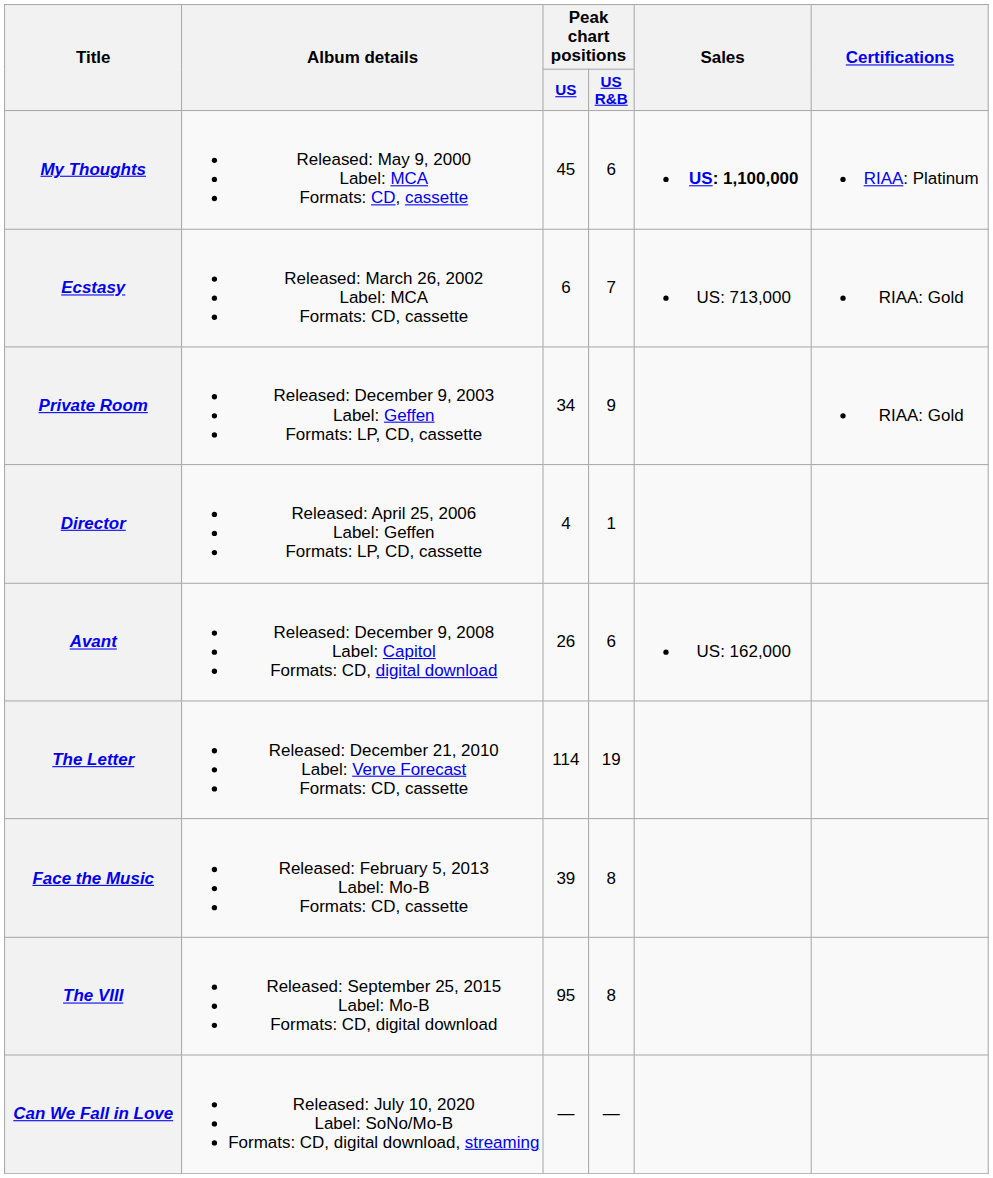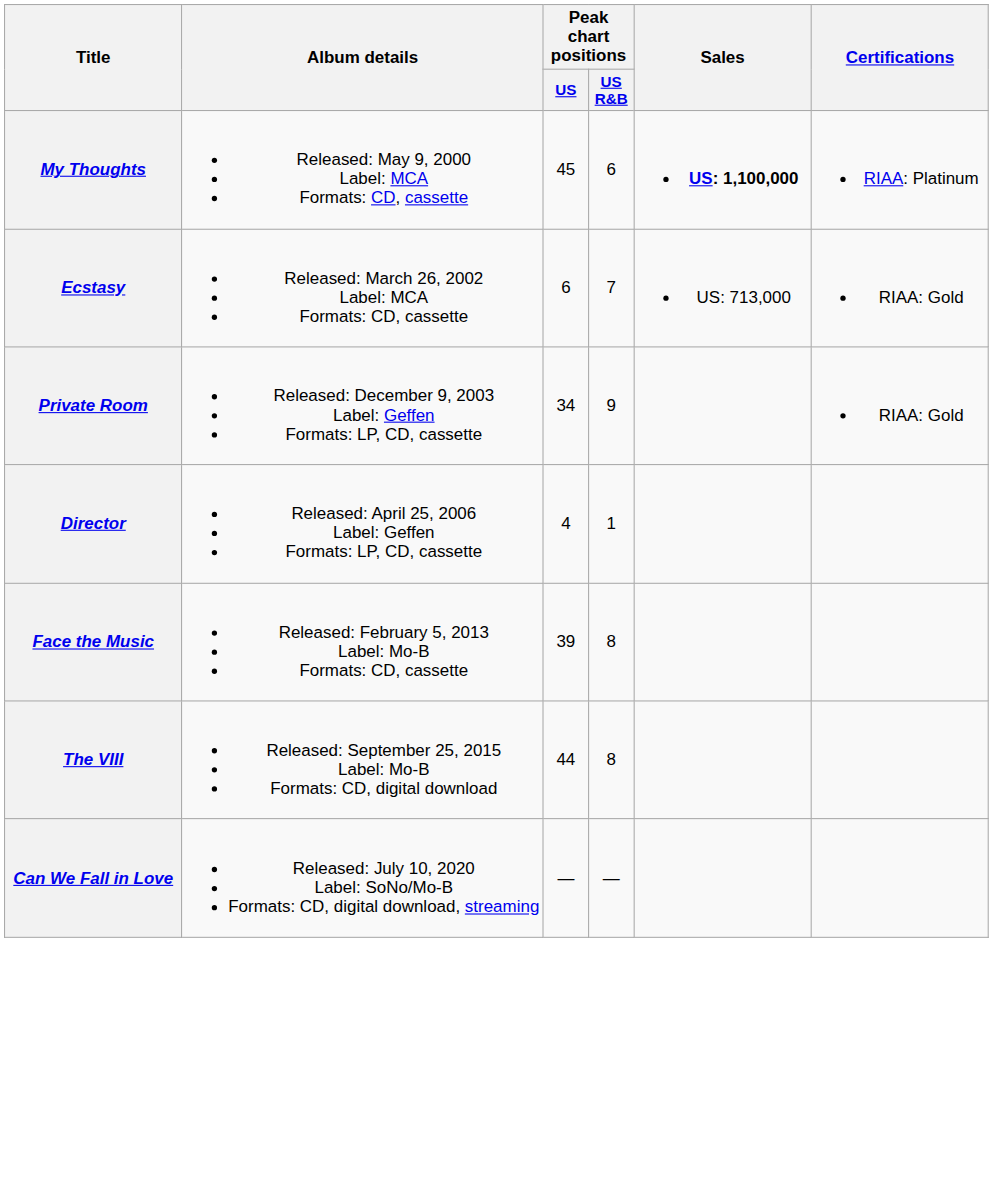- row: (93, 641)
- row: (93, 759)
(566, 996) 95 -> (566, 759) 44
